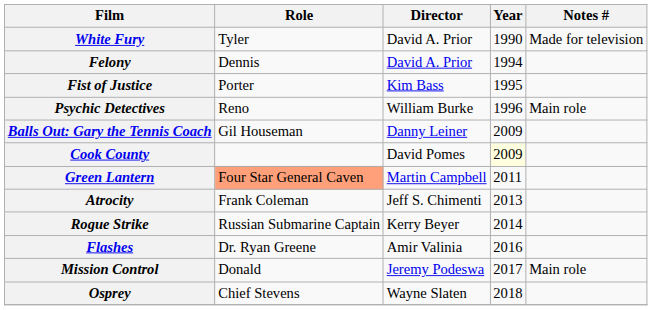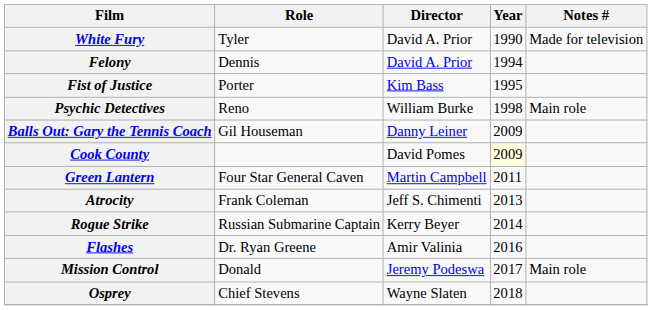(508, 108) 1996 -> (508, 108) 1998
(291, 177) lightsalmon background -> (291, 177) no background
